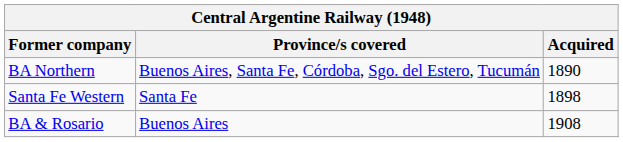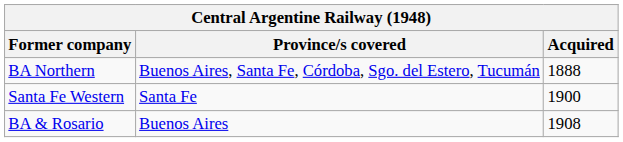(564, 70) 1890 -> (564, 70) 1888
(564, 96) 1898 -> (564, 96) 1900
